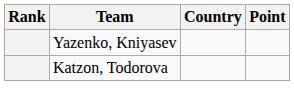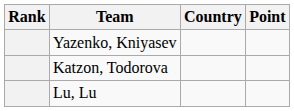+ row: (75, 93)
